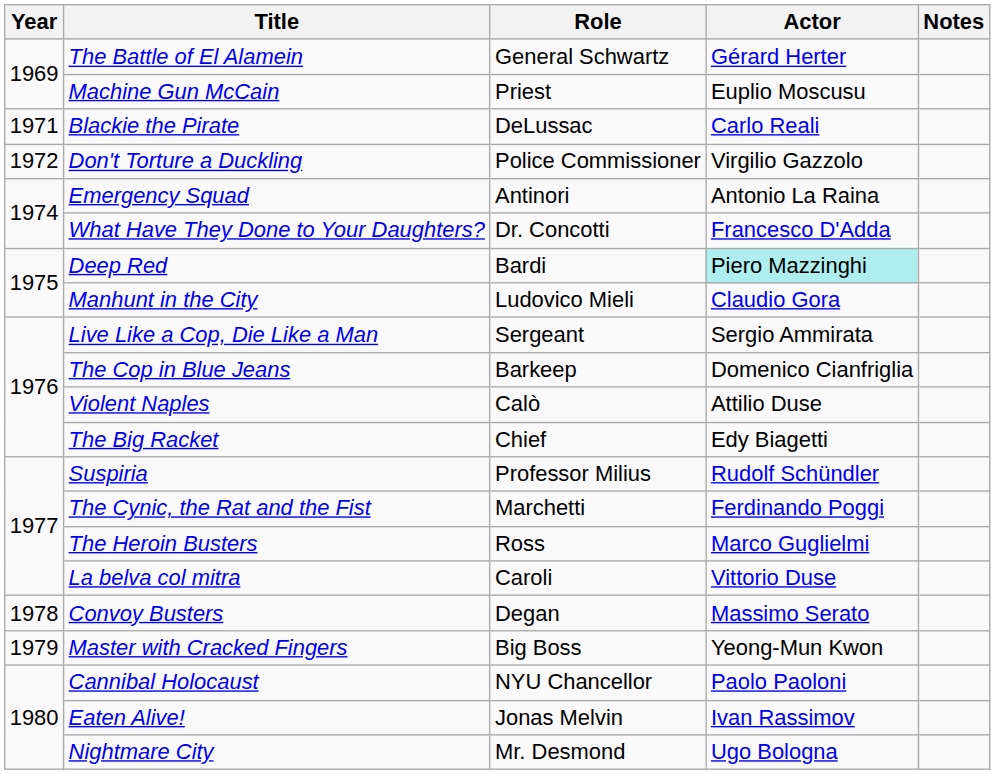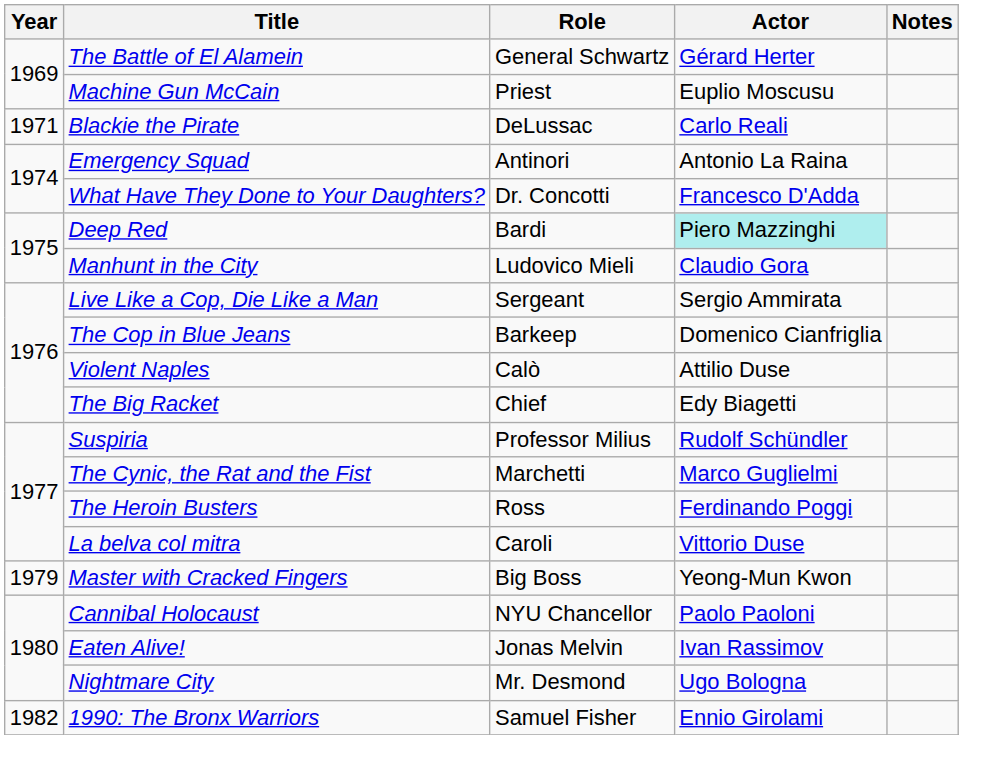- row: (185, 160)
(798, 508) Ferdinando Poggi -> (759, 473) Marco Guglielmi
(790, 543) Marco Guglielmi -> (766, 508) Ferdinando Poggi
- row: (146, 612)
+ row: (194, 717)
